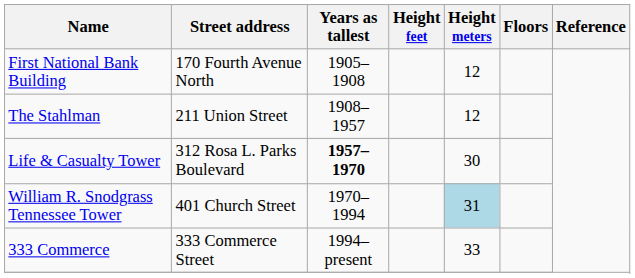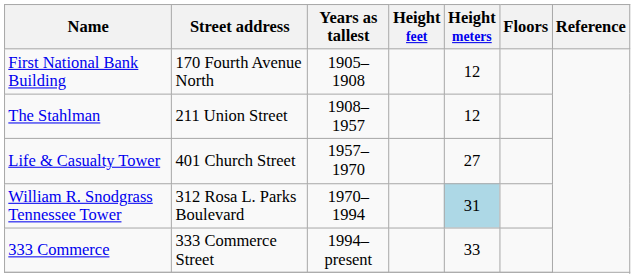(236, 160) 312 Rosa L. Parks Boulevard -> (236, 160) 401 Church Street
(348, 160) bold -> (348, 160) normal
(472, 160) 30 -> (472, 160) 27
(236, 205) 401 Church Street -> (236, 205) 312 Rosa L. Parks Boulevard
